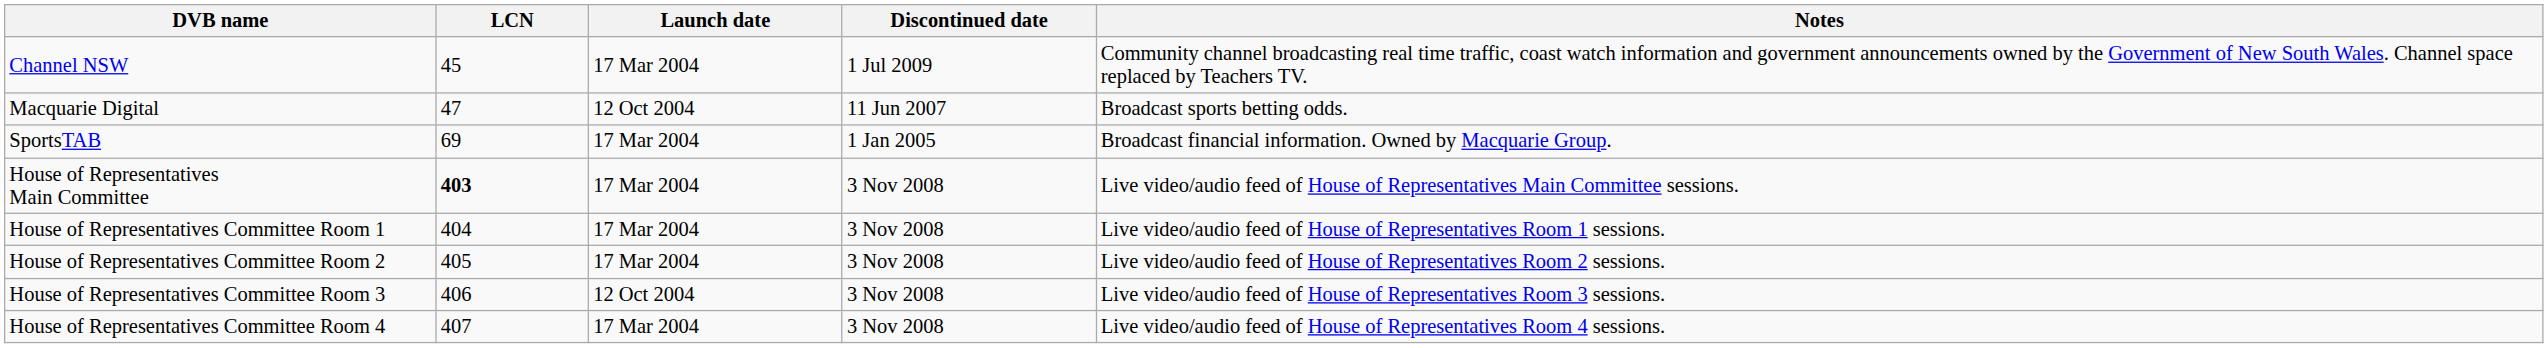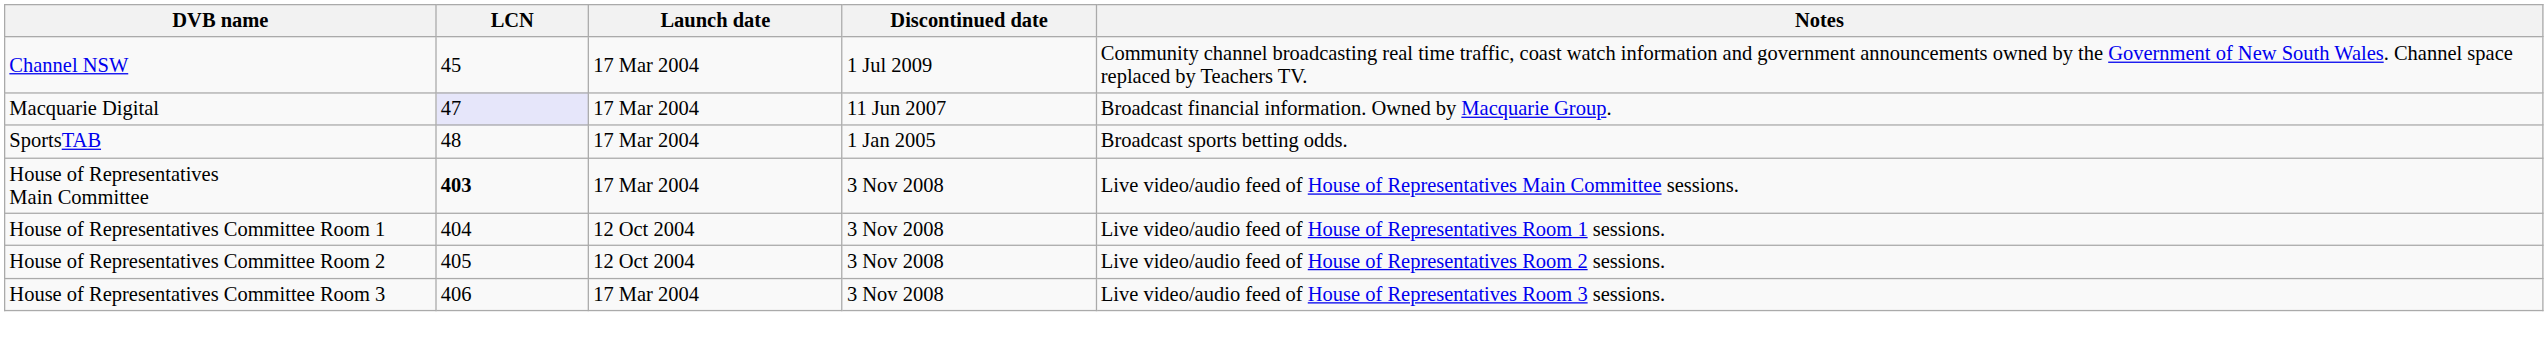(451, 108) no background -> (451, 108) lavender background
(644, 108) 12 Oct 2004 -> (646, 108) 17 Mar 2004
(1224, 108) Broadcast sports betting odds. -> (1356, 108) Broadcast financial information. Owned by Macquarie Group.
(451, 141) 69 -> (451, 141) 48
(1356, 141) Broadcast financial information. Owned by Macquarie Group. -> (1224, 141) Broadcast sports betting odds.
(646, 229) 17 Mar 2004 -> (644, 229) 12 Oct 2004
(646, 261) 17 Mar 2004 -> (644, 261) 12 Oct 2004
(644, 294) 12 Oct 2004 -> (646, 294) 17 Mar 2004
- row: (197, 326)
